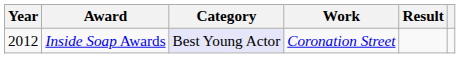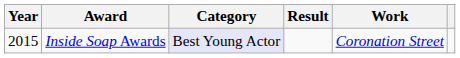columns swapped: (341, 16) <-> (423, 16)
(23, 40) 2012 -> (23, 40) 2015
